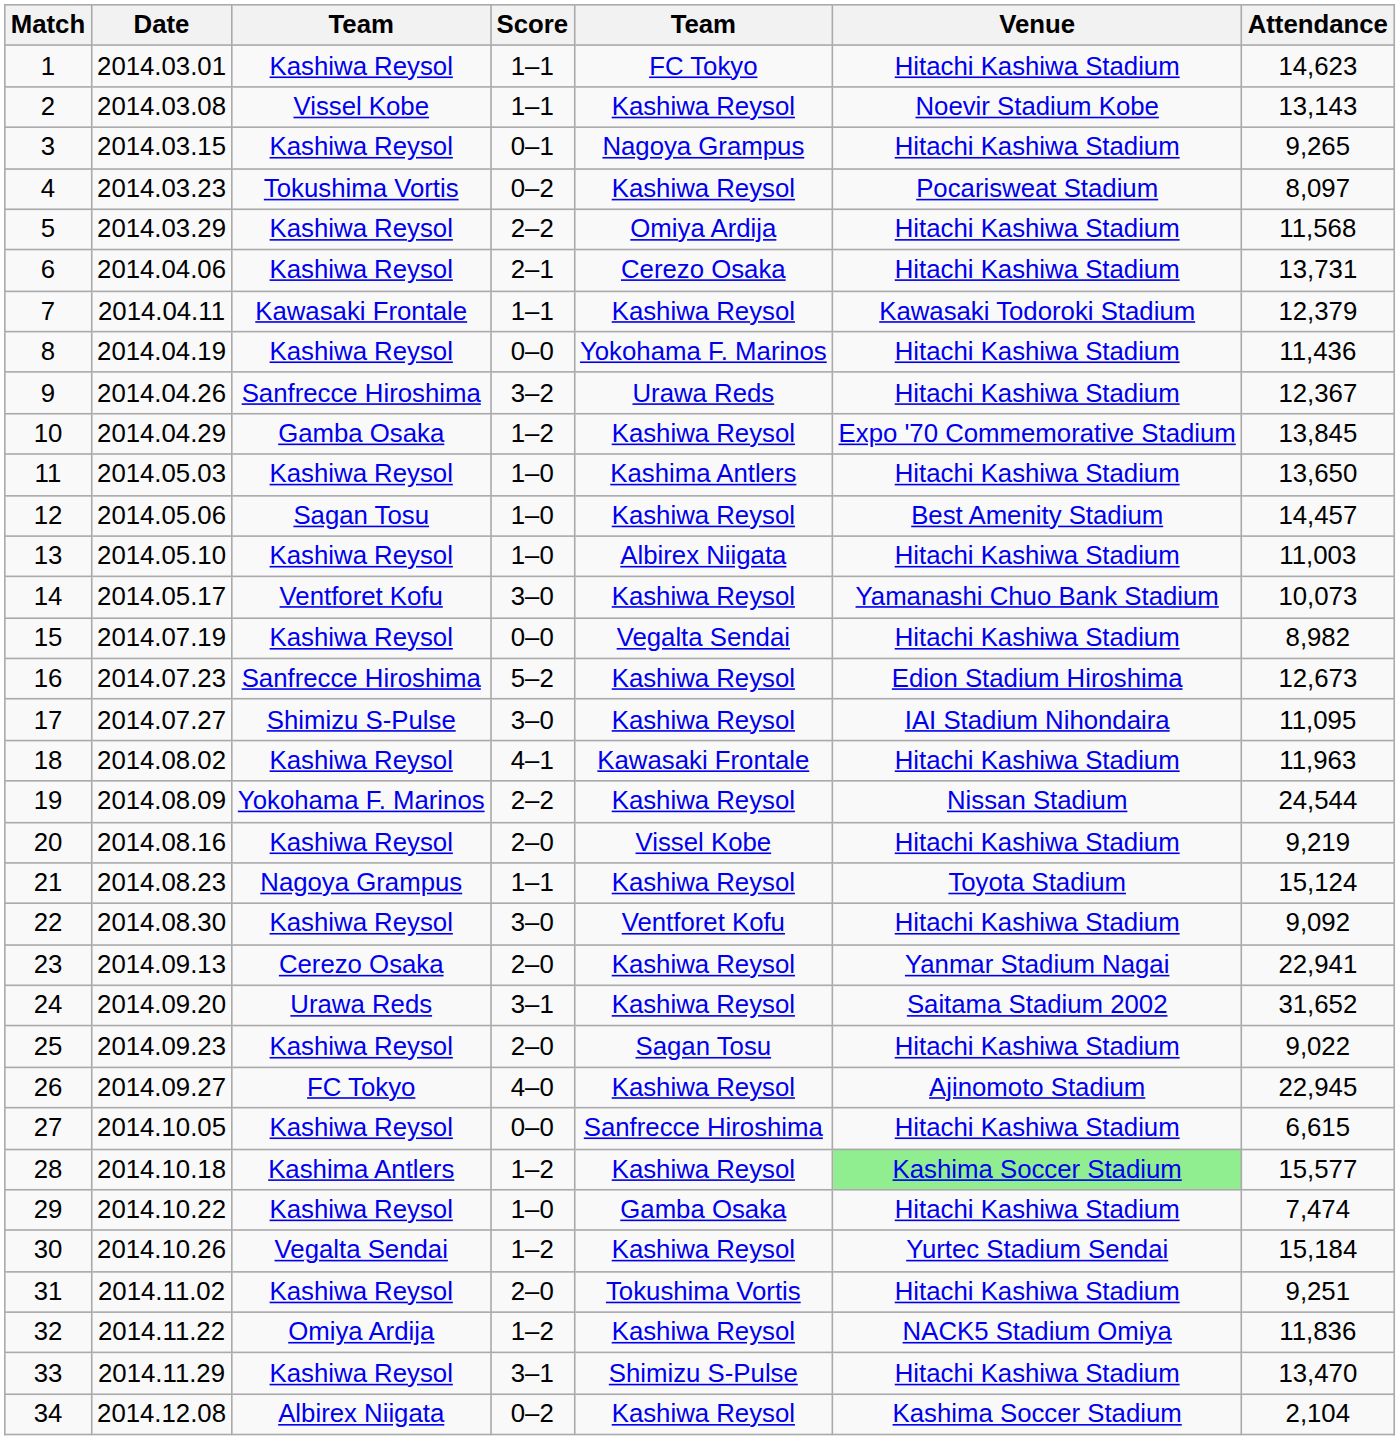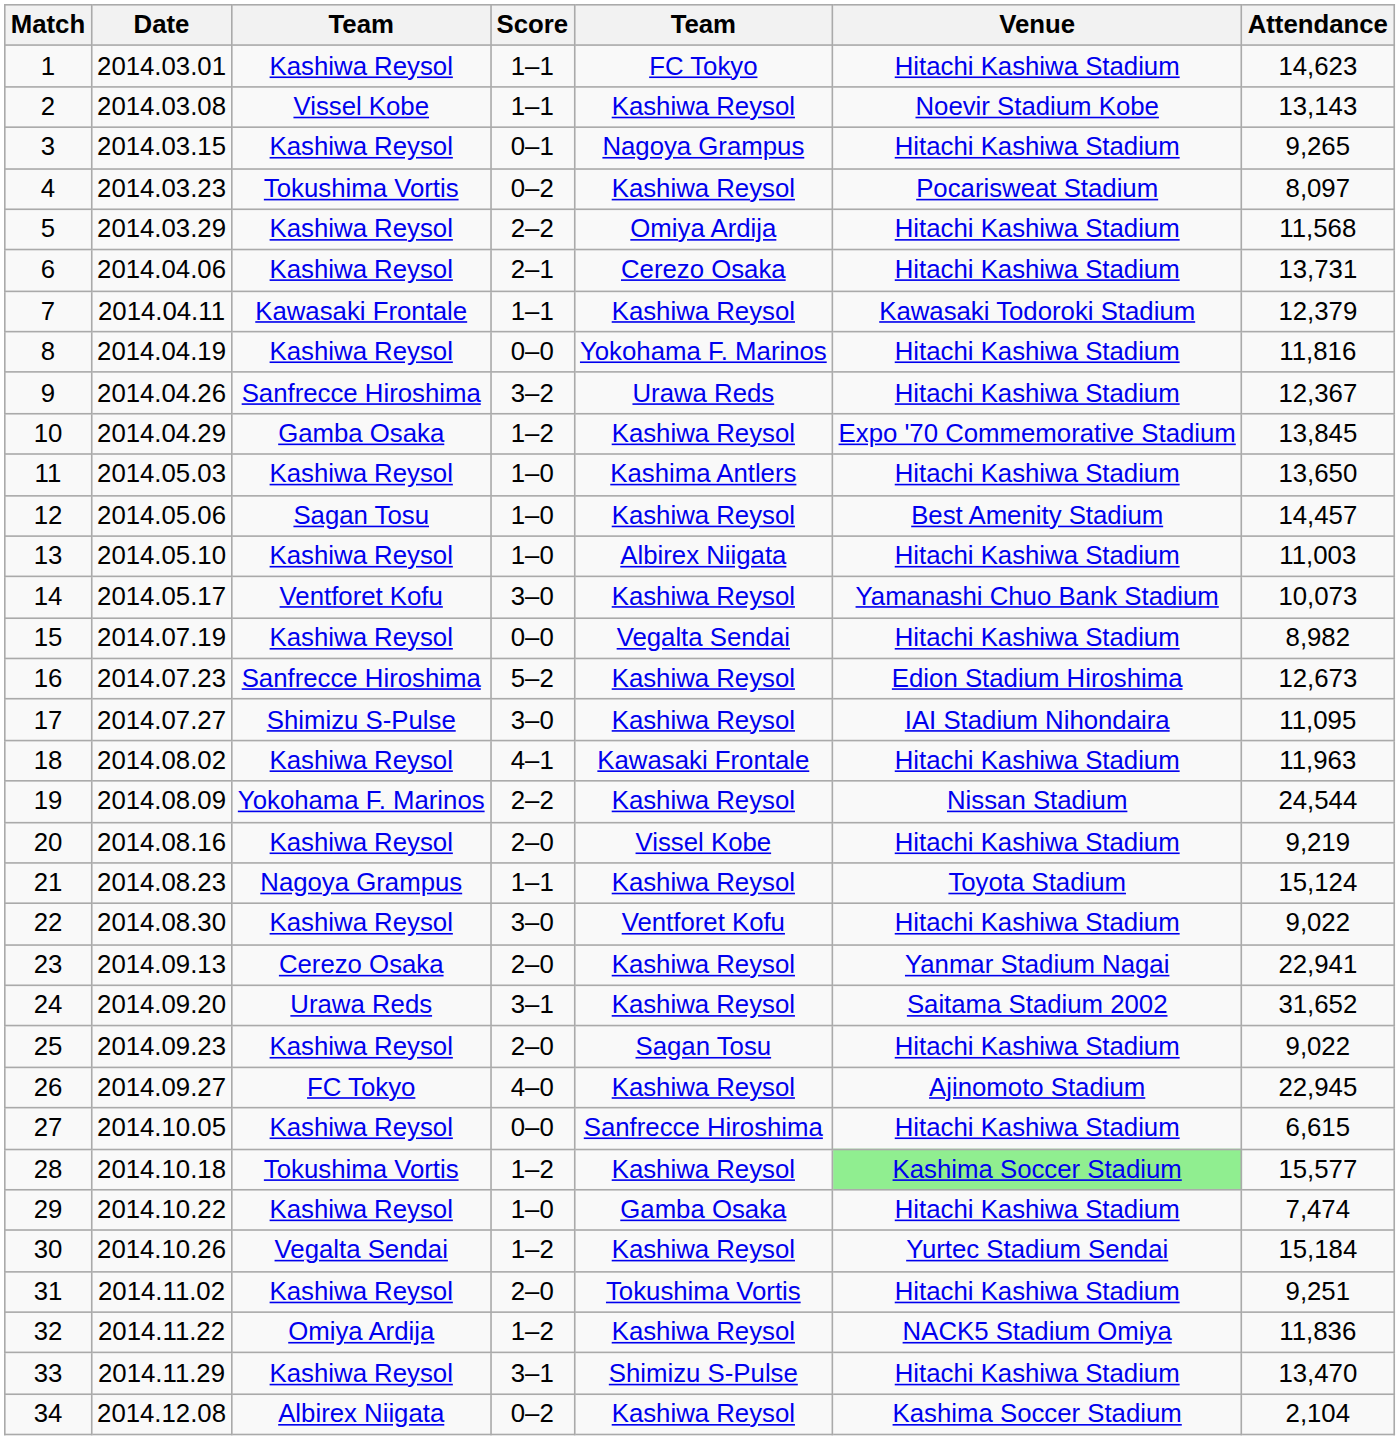(1318, 351) 11,436 -> (1318, 351) 11,816
(1318, 923) 9,092 -> (1318, 923) 9,022
(361, 1168) Kashima Antlers -> (361, 1168) Tokushima Vortis
